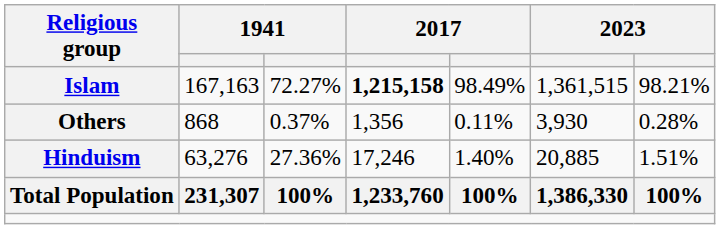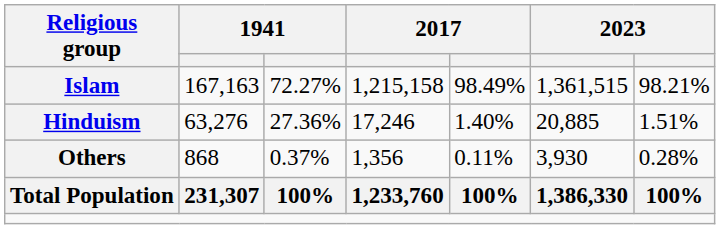(398, 85) bold -> (398, 85) normal
rows swapped: (92, 158) <-> (92, 121)
